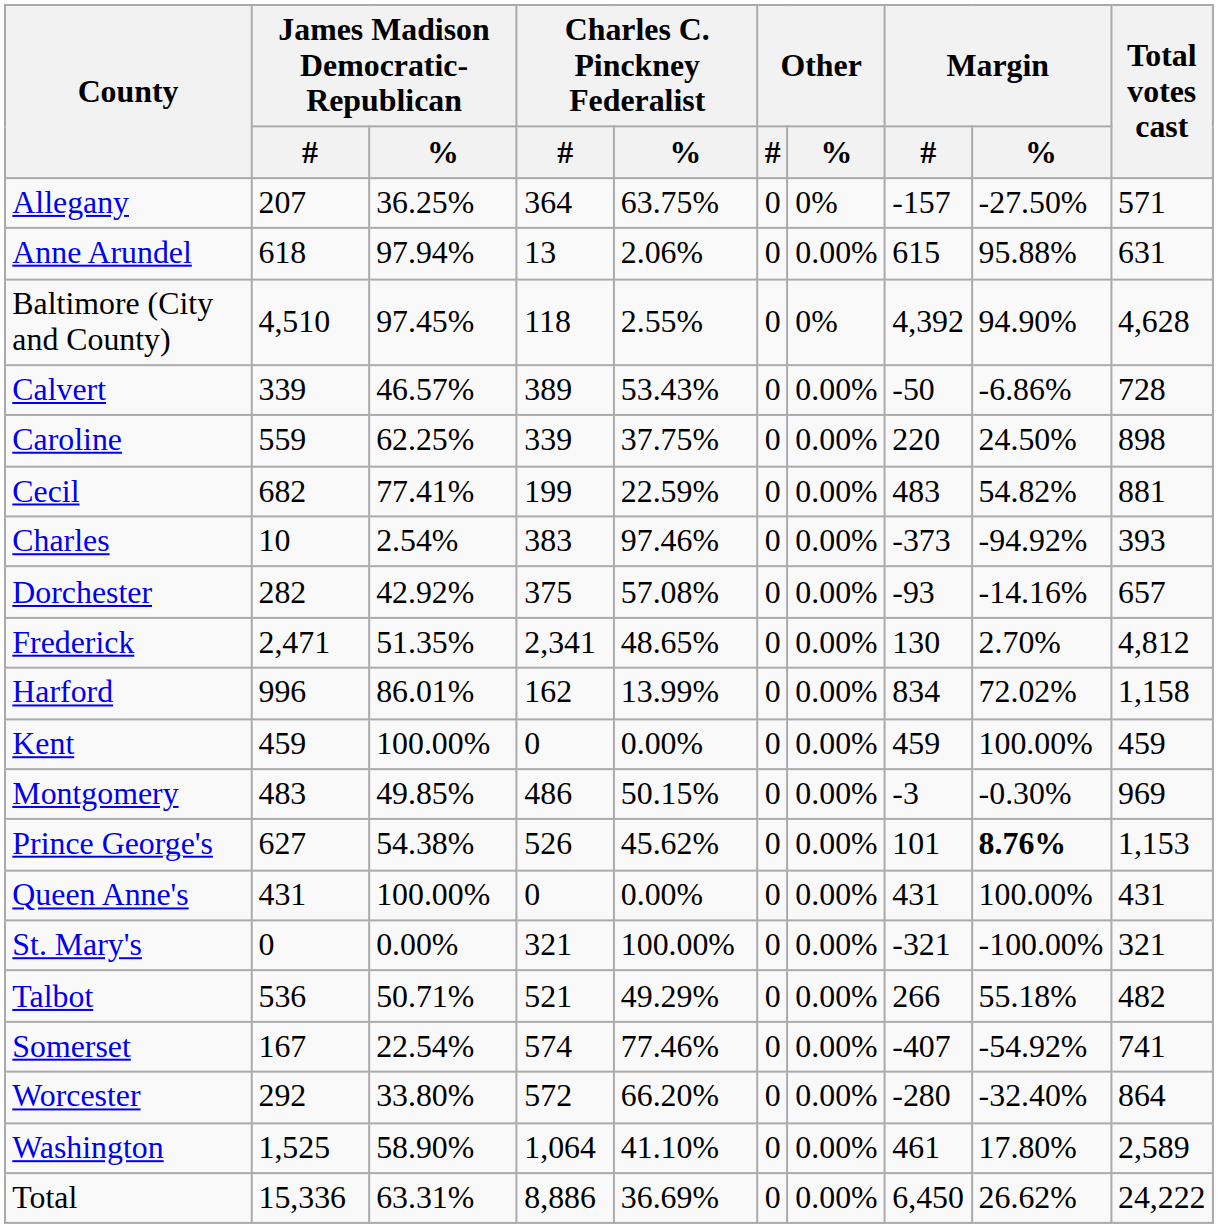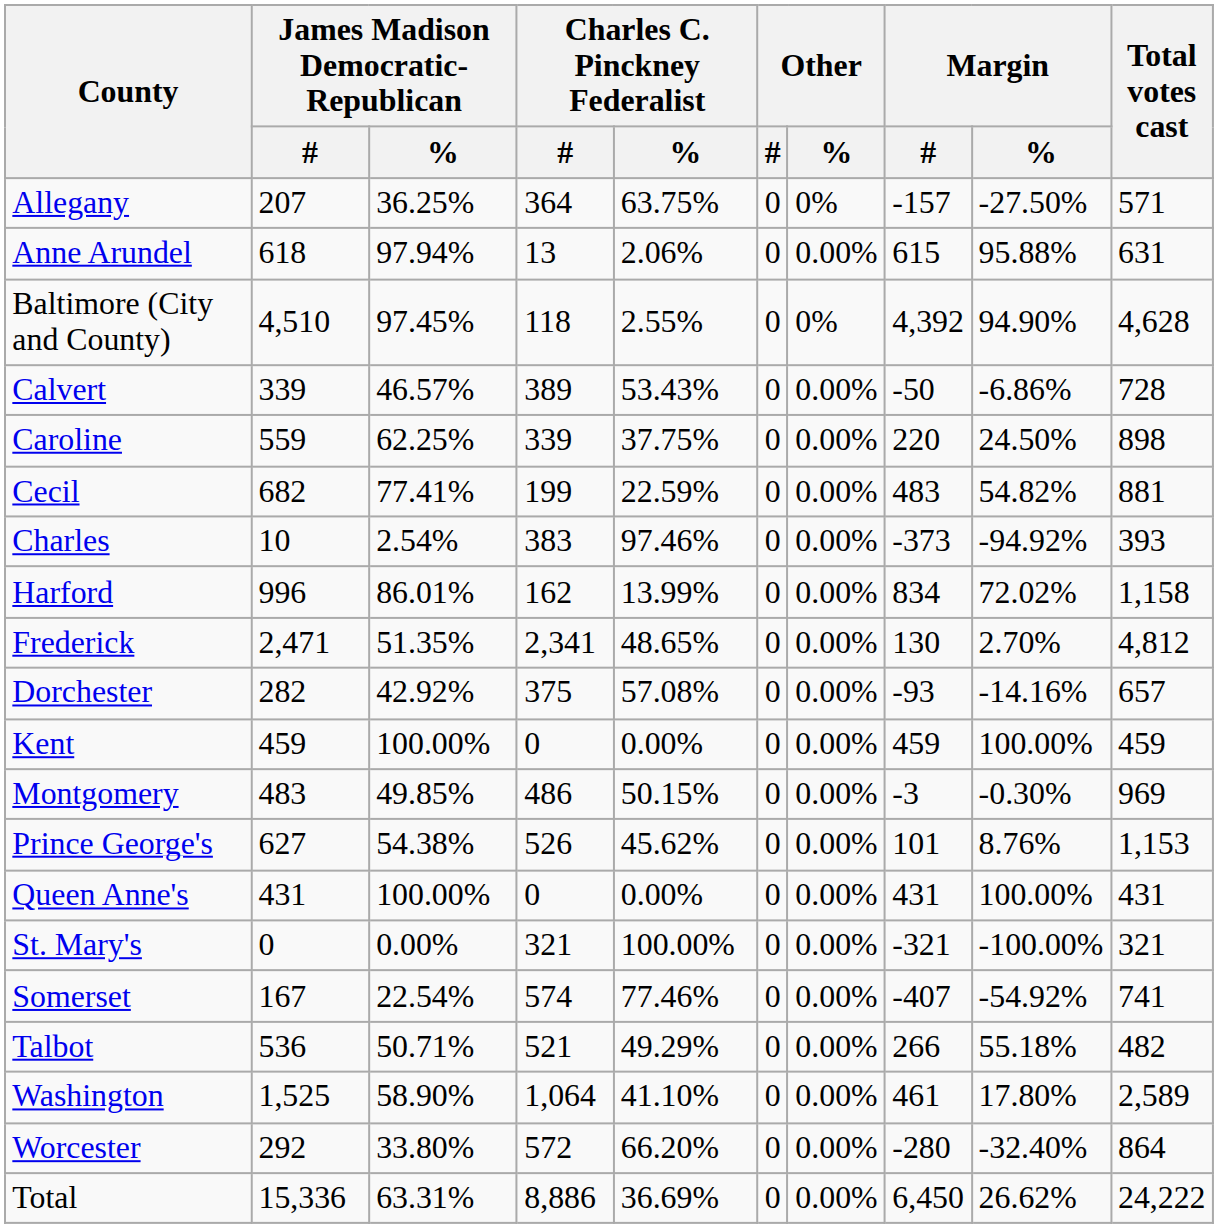rows swapped: (82, 591) <-> (63, 692)
(1022, 844) bold -> (1020, 844) normal
rows swapped: (72, 1046) <-> (53, 995)
rows swapped: (88, 1147) <-> (76, 1096)
